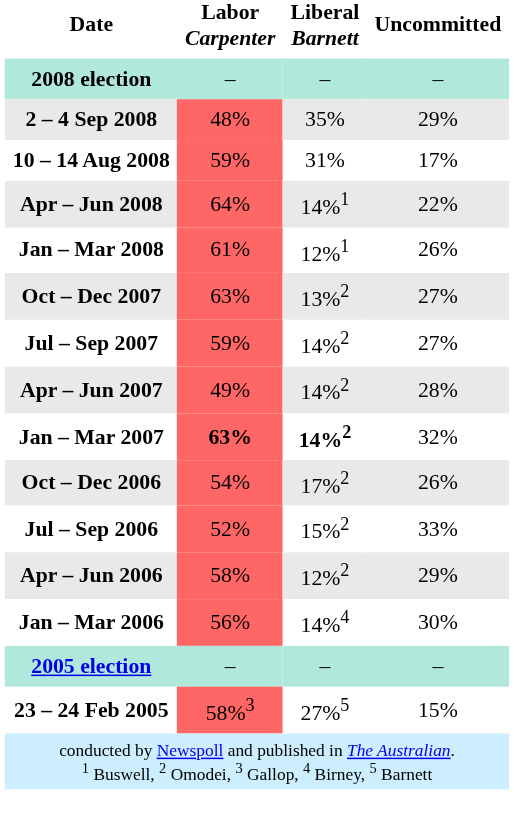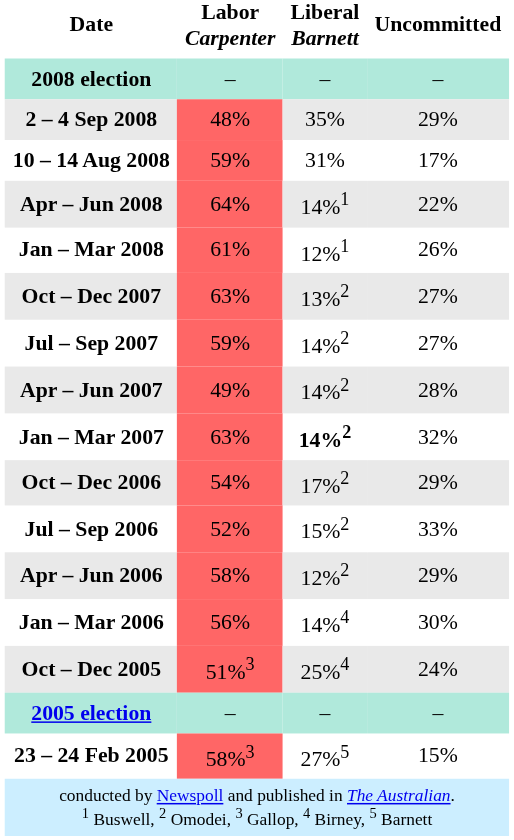(230, 435) bold -> (230, 435) normal
(438, 482) 26% -> (438, 482) 29%
+ row: (91, 668)
